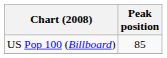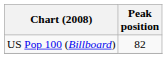(140, 44) 85 -> (140, 44) 82
